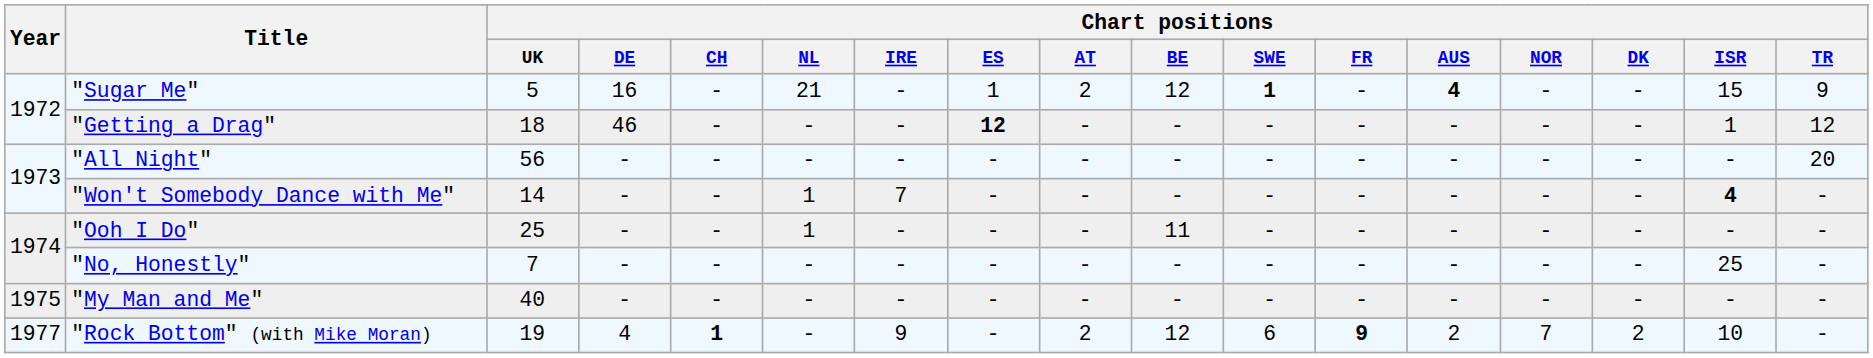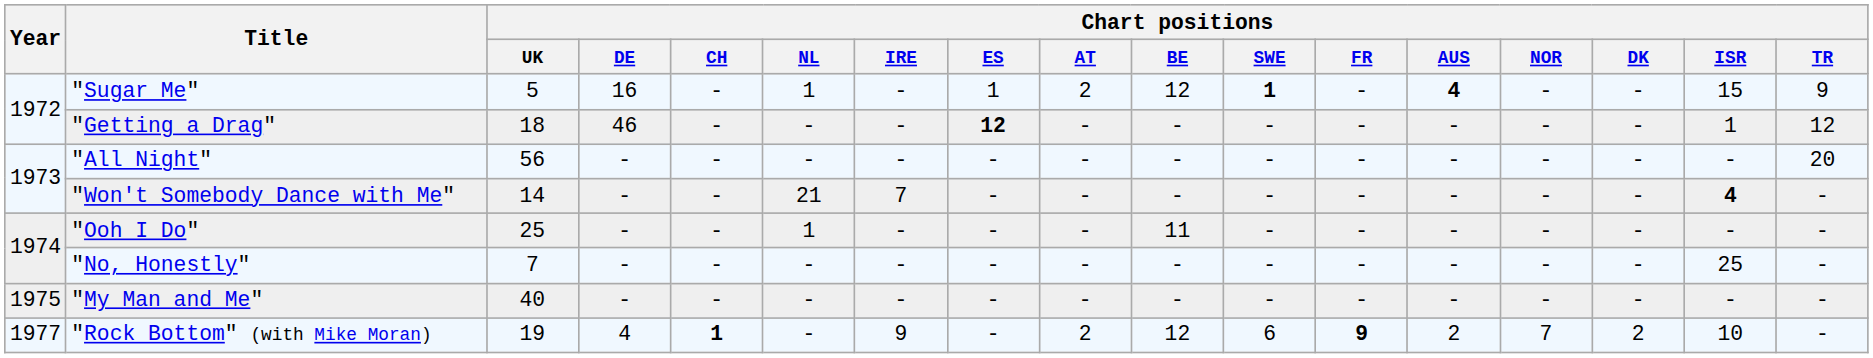(809, 92) 21 -> (809, 92) 1
(809, 196) 1 -> (809, 196) 21
